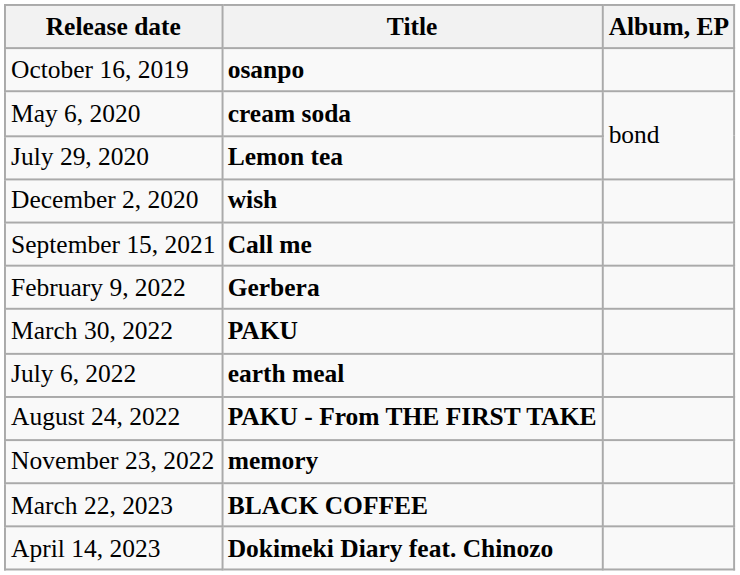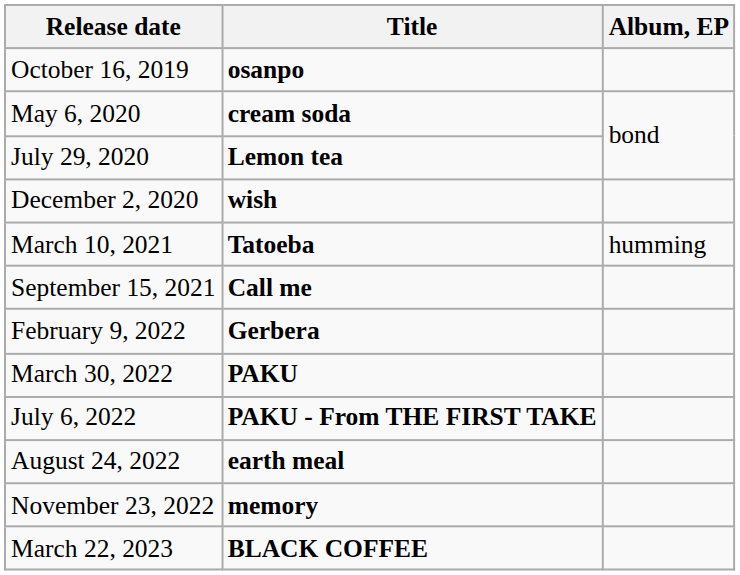+ row: (92, 243)
(286, 374) earth meal -> (412, 417) PAKU - From THE FIRST TAKE
(412, 417) PAKU - From THE FIRST TAKE -> (286, 461) earth meal
- row: (86, 548)
